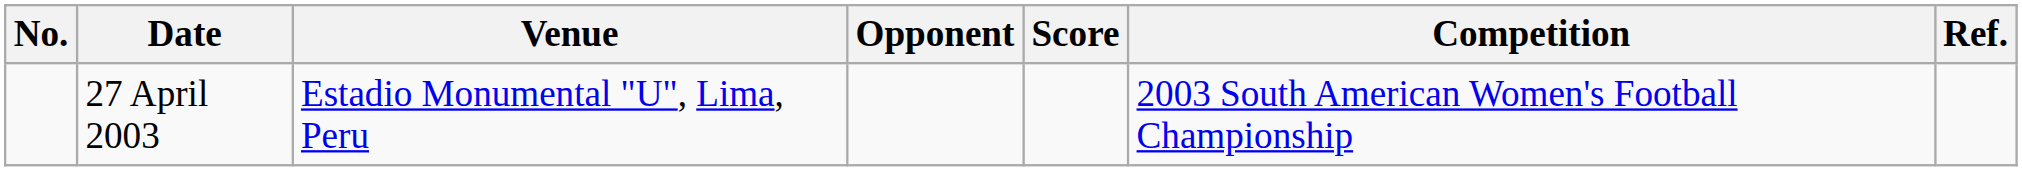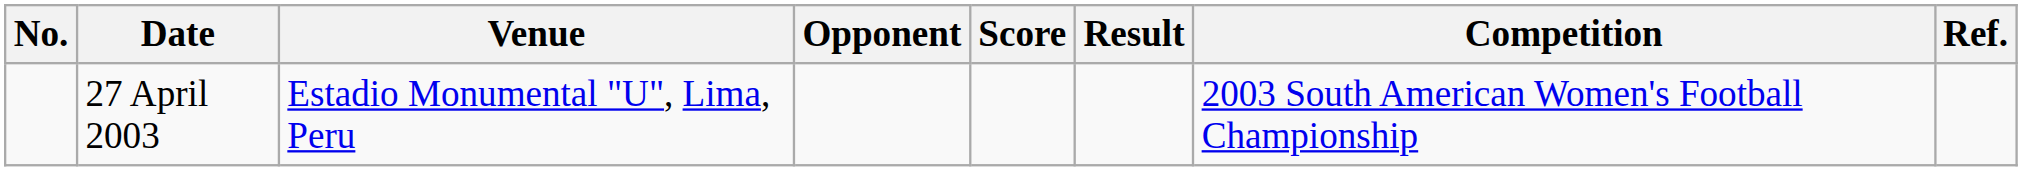+ column: (1134, 33)
